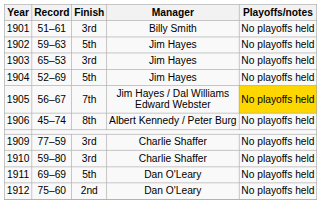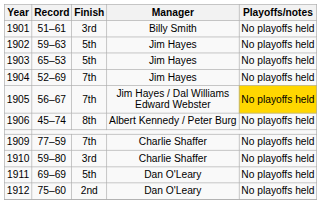(89, 61) 3rd -> (89, 61) 5th
(89, 77) 5th -> (89, 77) 7th
(89, 142) 3rd -> (89, 142) 7th
